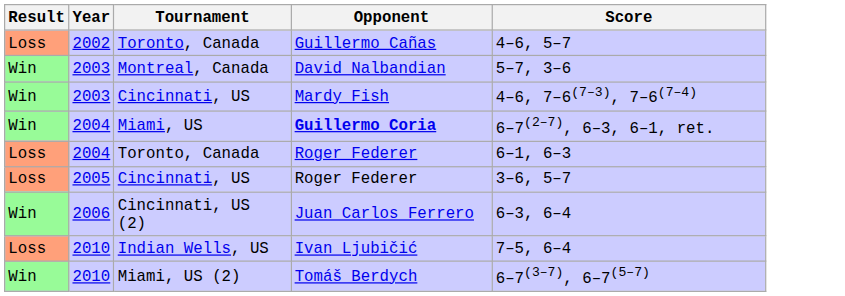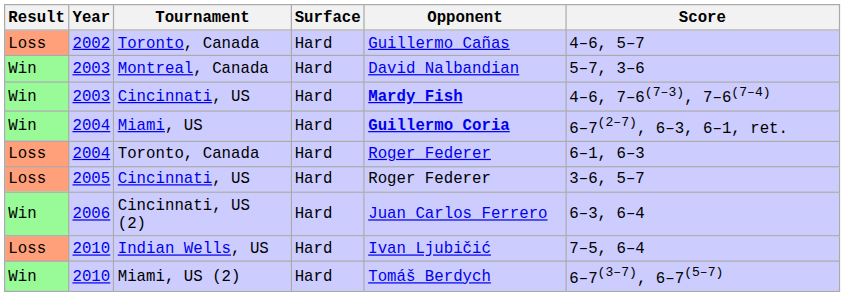+ column: (328, 17)
(342, 96) normal -> (415, 96) bold
